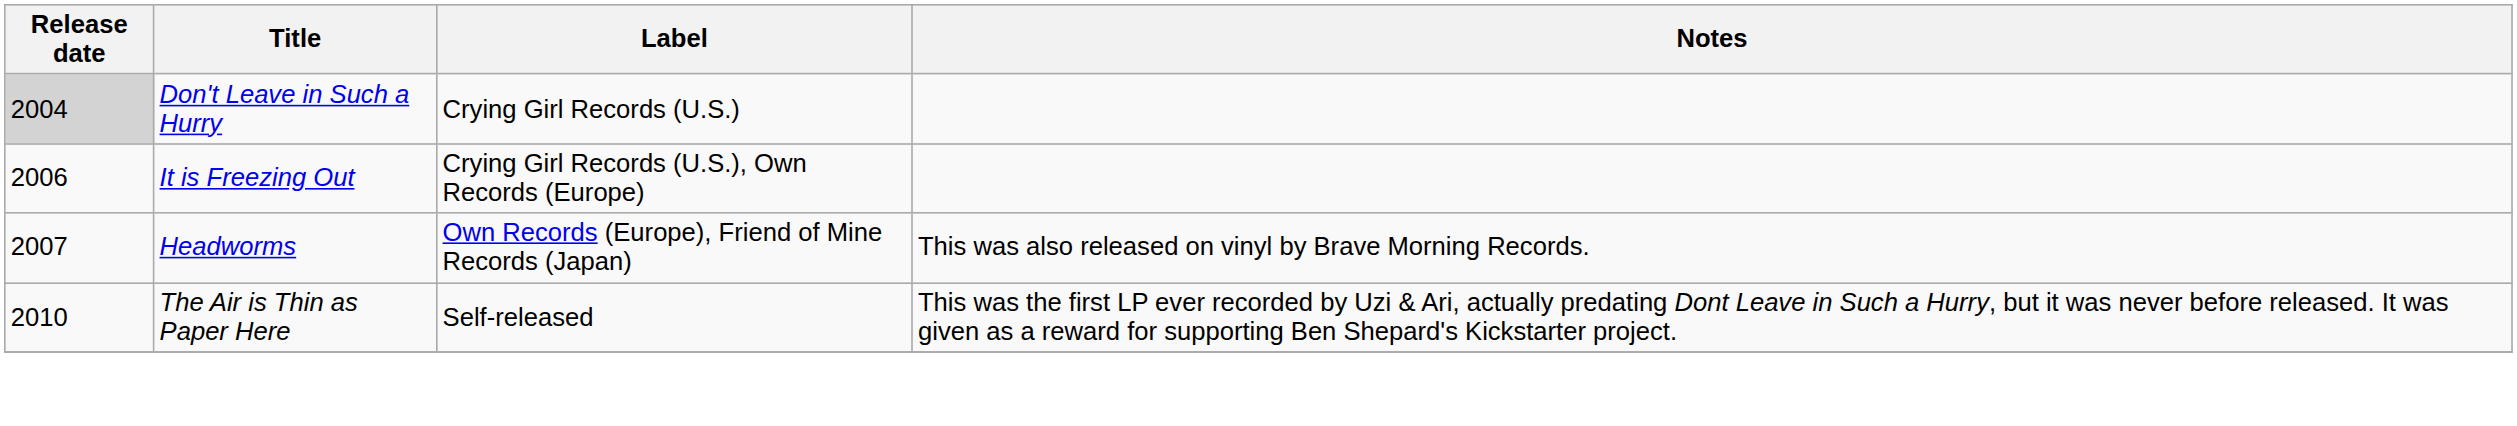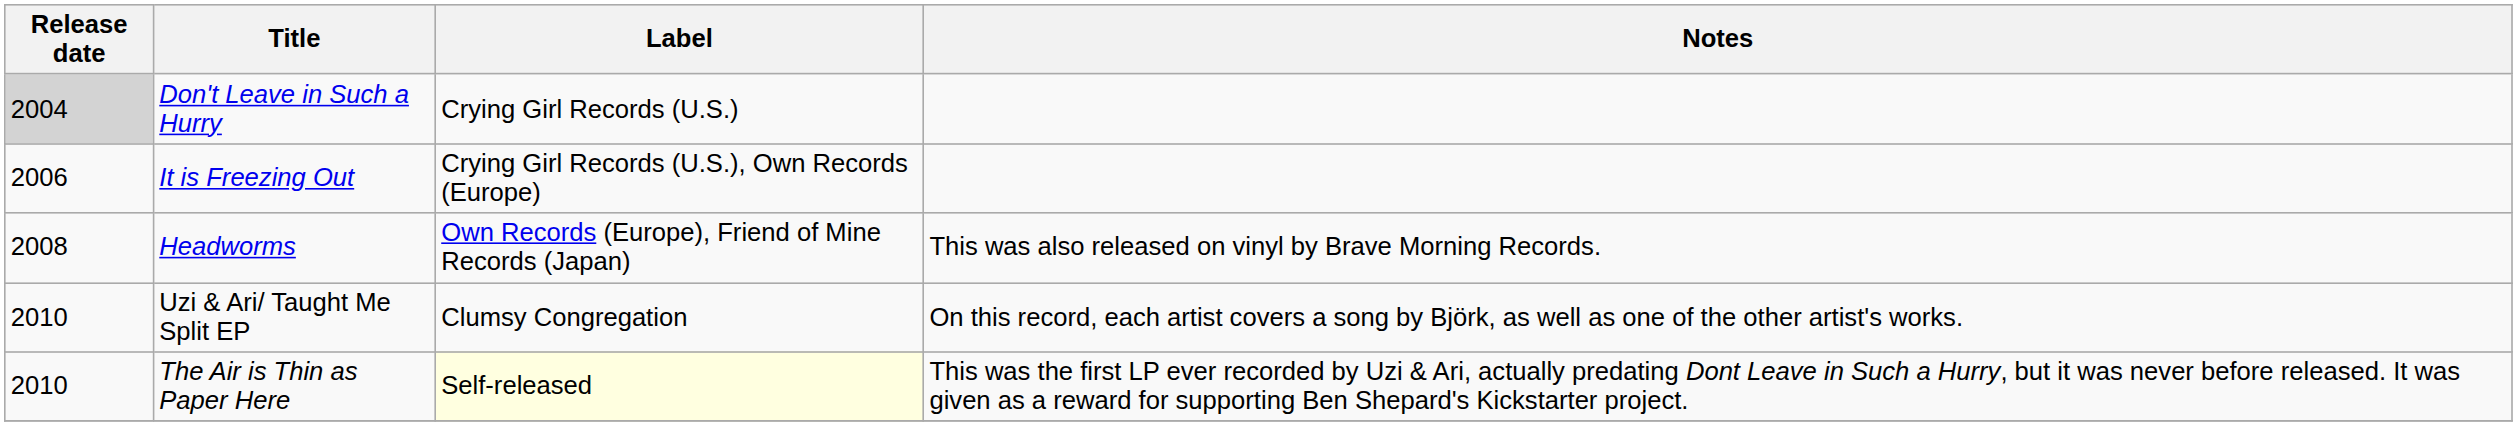(39, 247) 2007 -> (39, 247) 2008
+ row: (275, 316)
(518, 316) no background -> (517, 386) lightyellow background
